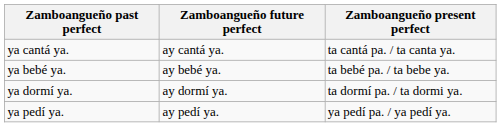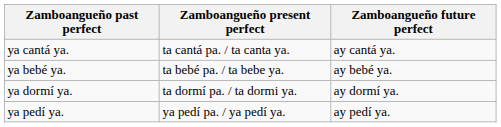columns swapped: (410, 22) <-> (242, 22)
